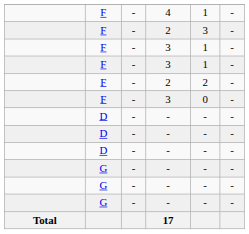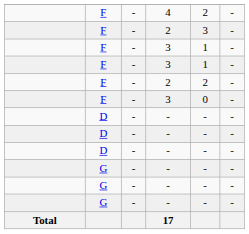(205, 13) 1 -> (205, 13) 2
